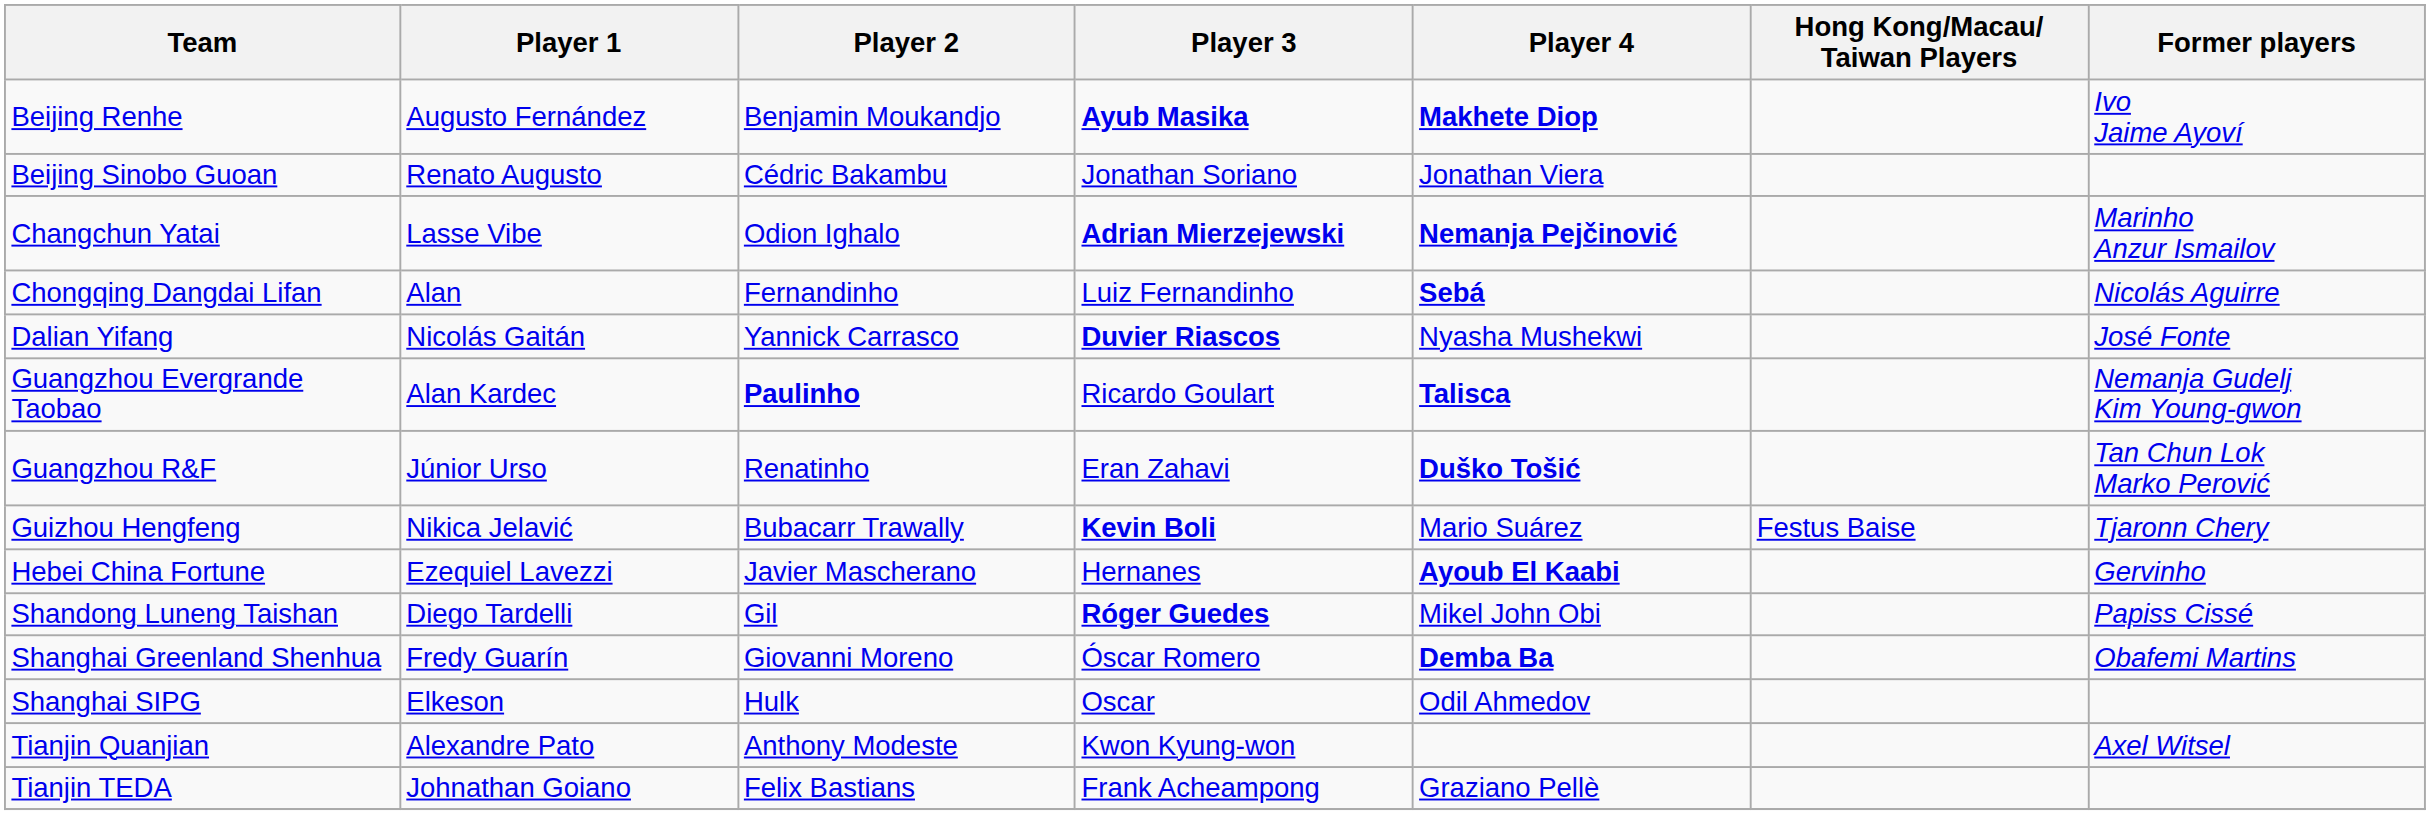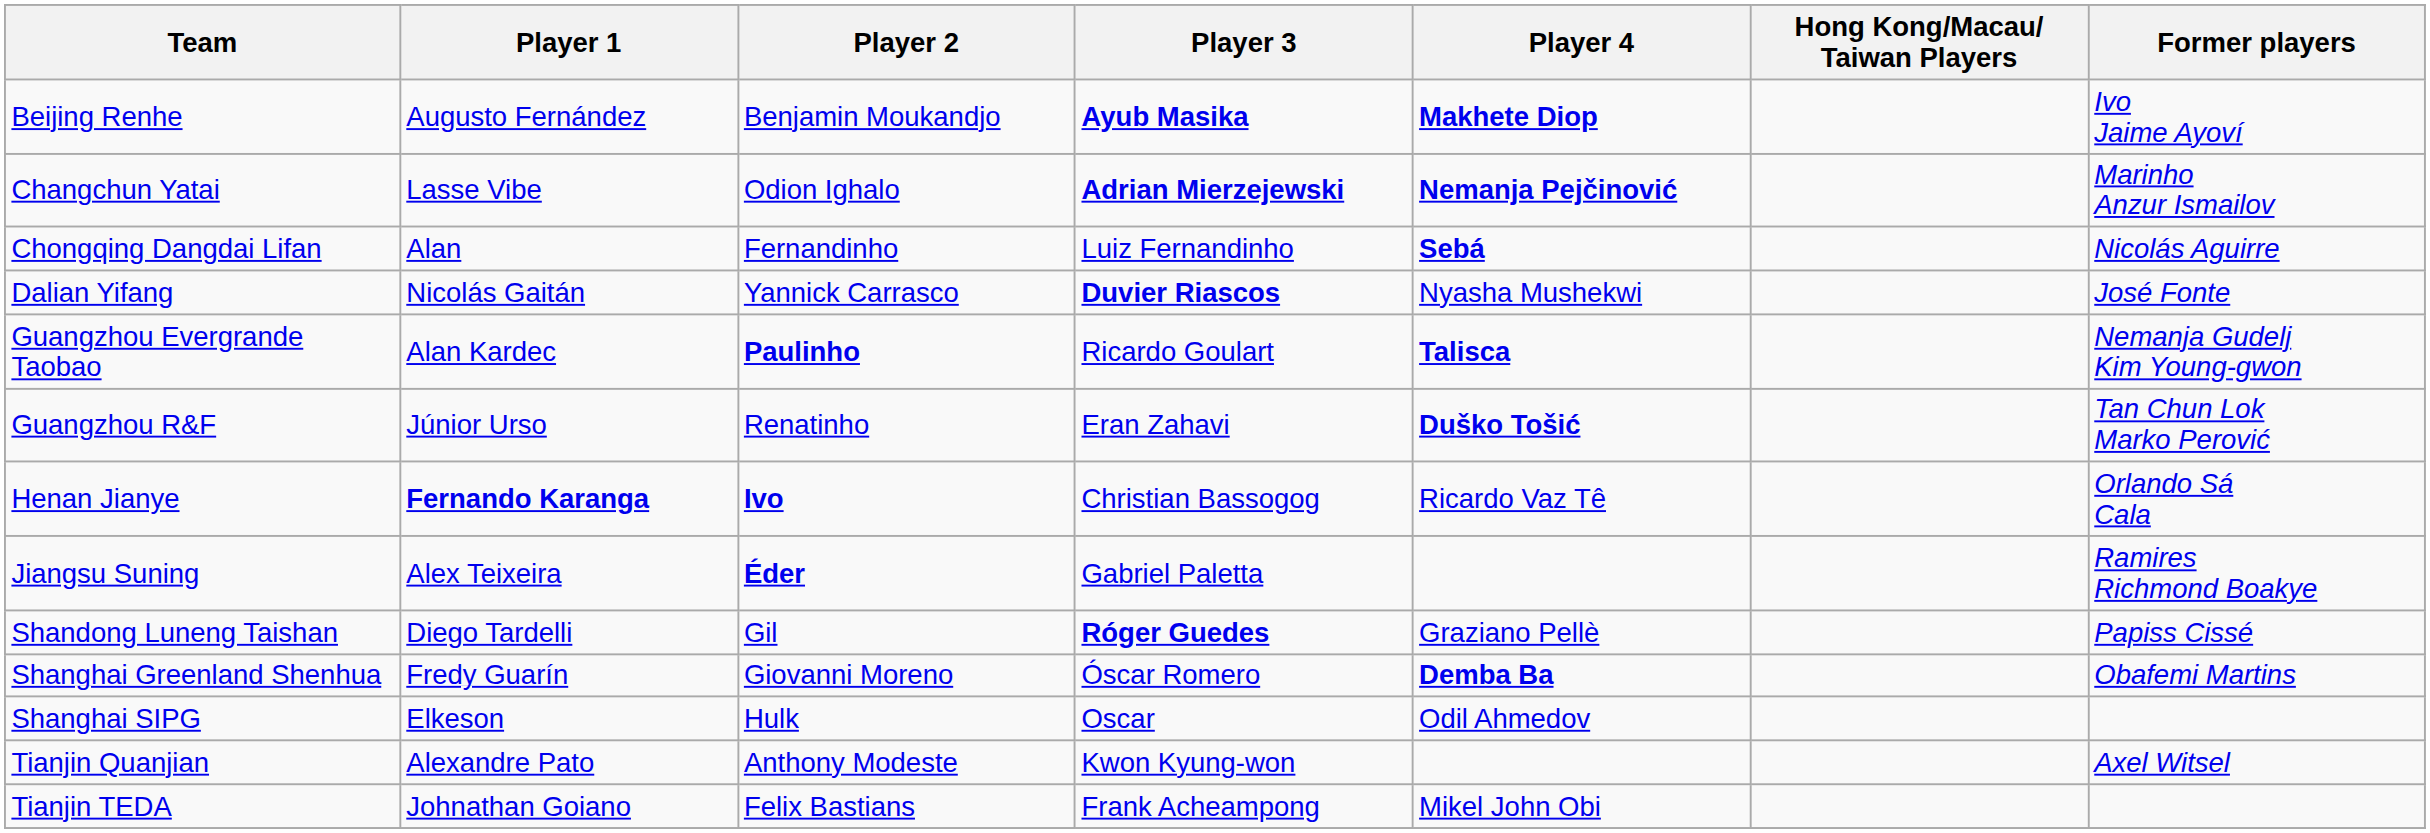- row: (144, 175)
- row: (126, 527)
- row: (138, 571)
+ row: (95, 499)
+ row: (105, 573)
(1510, 614) Mikel John Obi -> (1509, 632) Graziano Pellè
(1509, 788) Graziano Pellè -> (1510, 806) Mikel John Obi
